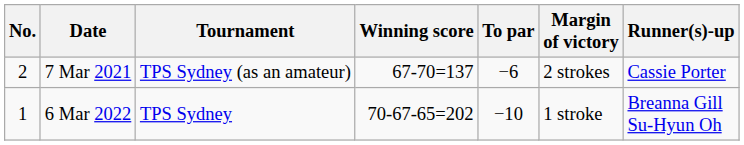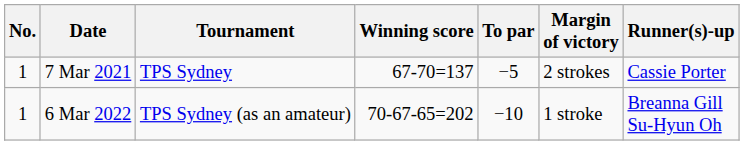(23, 72) 2 -> (23, 72) 1
(245, 72) TPS Sydney (as an amateur) -> (186, 72) TPS Sydney
(508, 72) −6 -> (508, 72) −5
(186, 114) TPS Sydney -> (245, 114) TPS Sydney (as an amateur)
